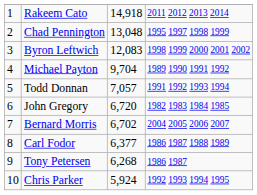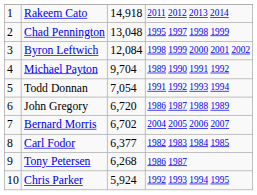(126, 50) 12,083 -> (126, 50) 12,084
(123, 87) 7,057 -> (123, 87) 7,054
(188, 106) 1982 1983 1984 1985 -> (188, 106) 1986 1987 1988 1989
(188, 143) 1986 1987 1988 1989 -> (188, 143) 1982 1983 1984 1985
